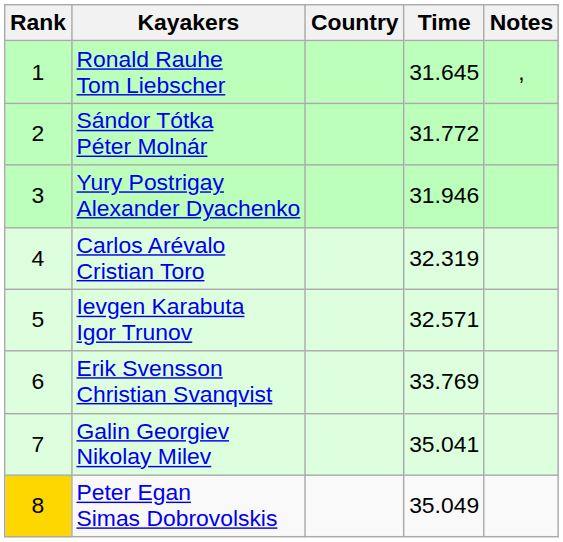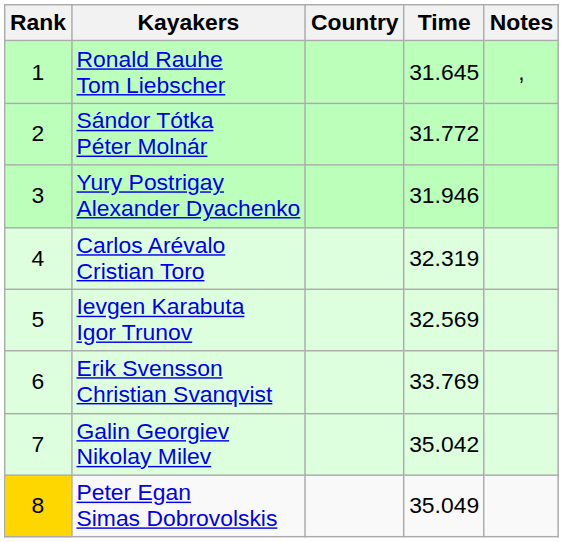(444, 319) 32.571 -> (444, 319) 32.569
(444, 443) 35.041 -> (444, 443) 35.042
